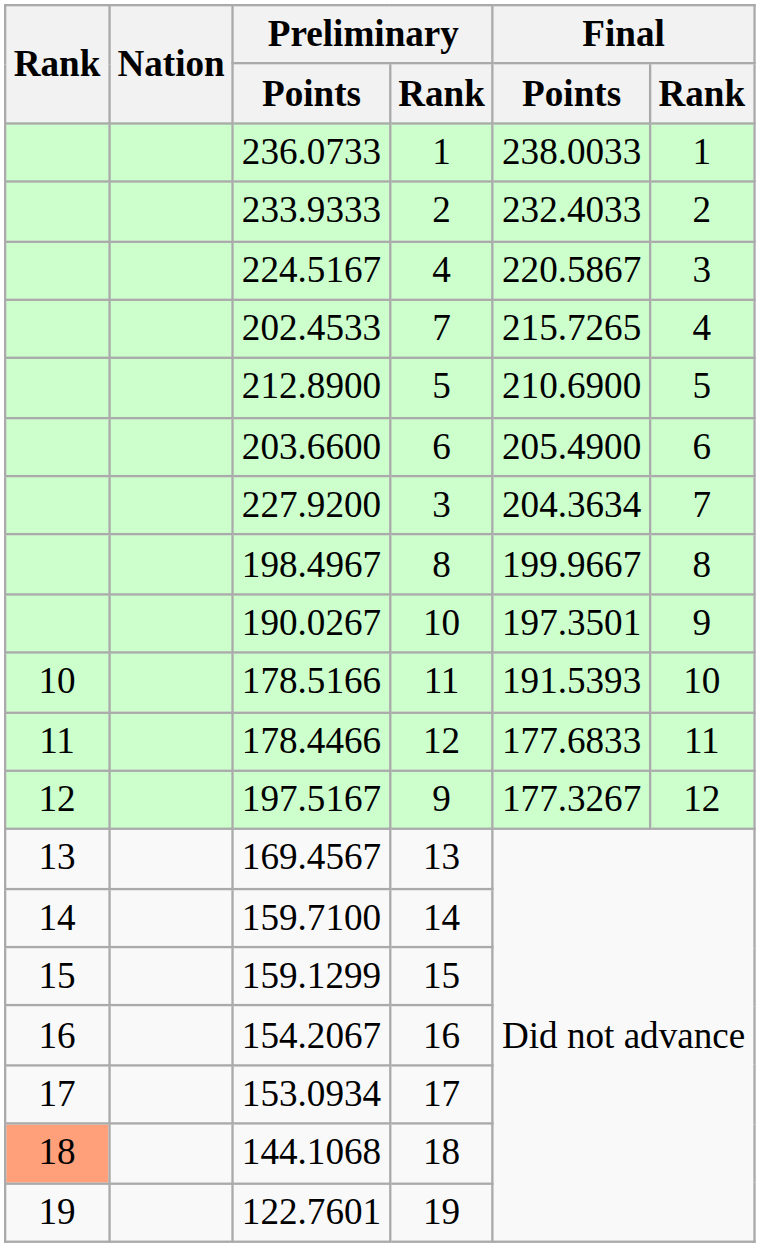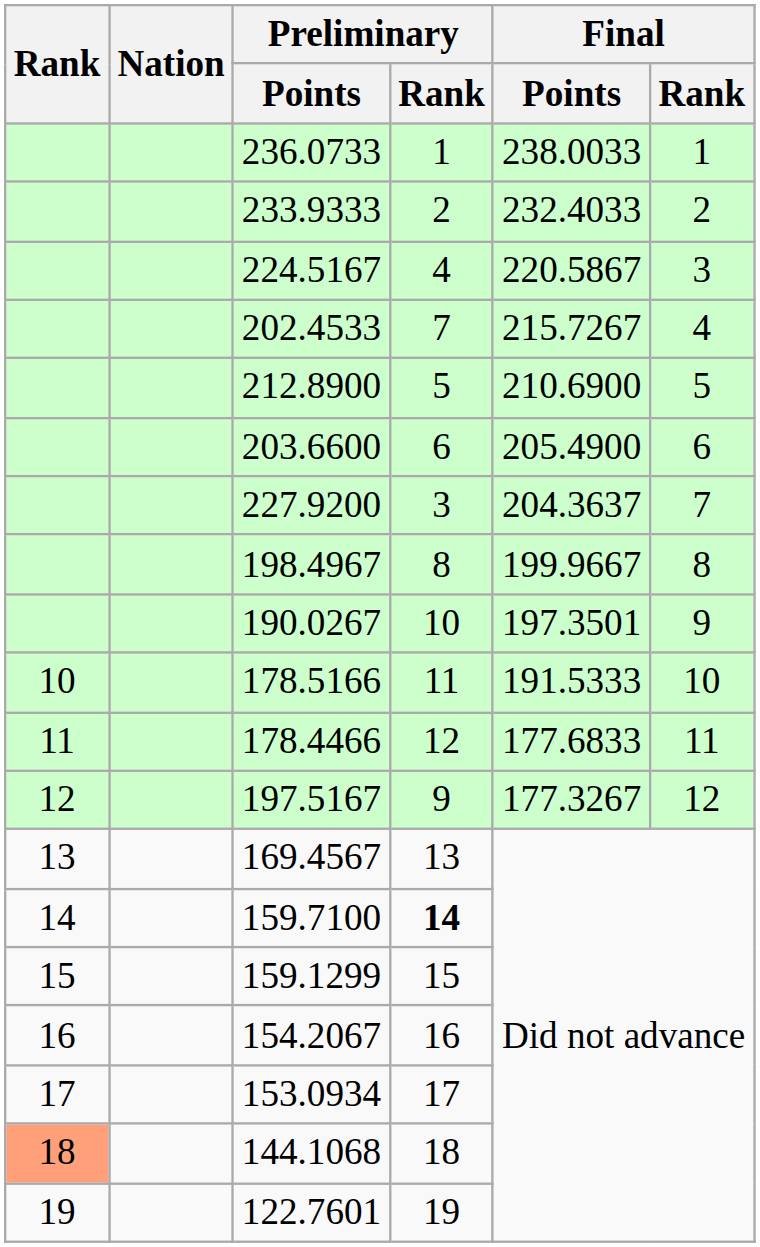(572, 328) 215.7265 -> (572, 328) 215.7267
(572, 504) 204.3634 -> (572, 504) 204.3637
(572, 681) 191.5393 -> (572, 681) 191.5333
(442, 916) normal -> (442, 916) bold
